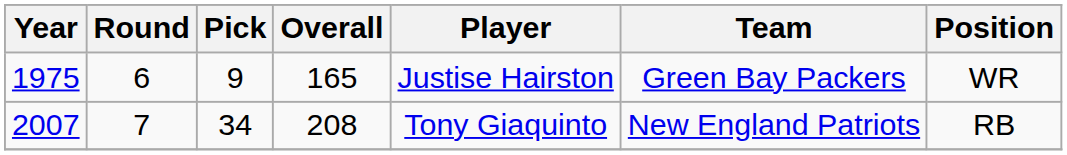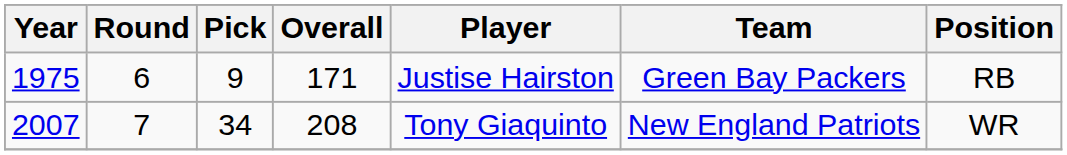(332, 76) 165 -> (332, 76) 171
(994, 76) WR -> (994, 76) RB
(994, 125) RB -> (994, 125) WR
